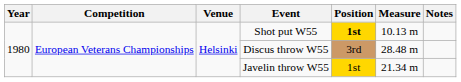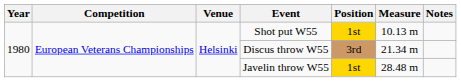(354, 31) bold -> (354, 31) normal
(400, 49) 28.48 m -> (400, 49) 21.34 m
(400, 67) 21.34 m -> (400, 67) 28.48 m
